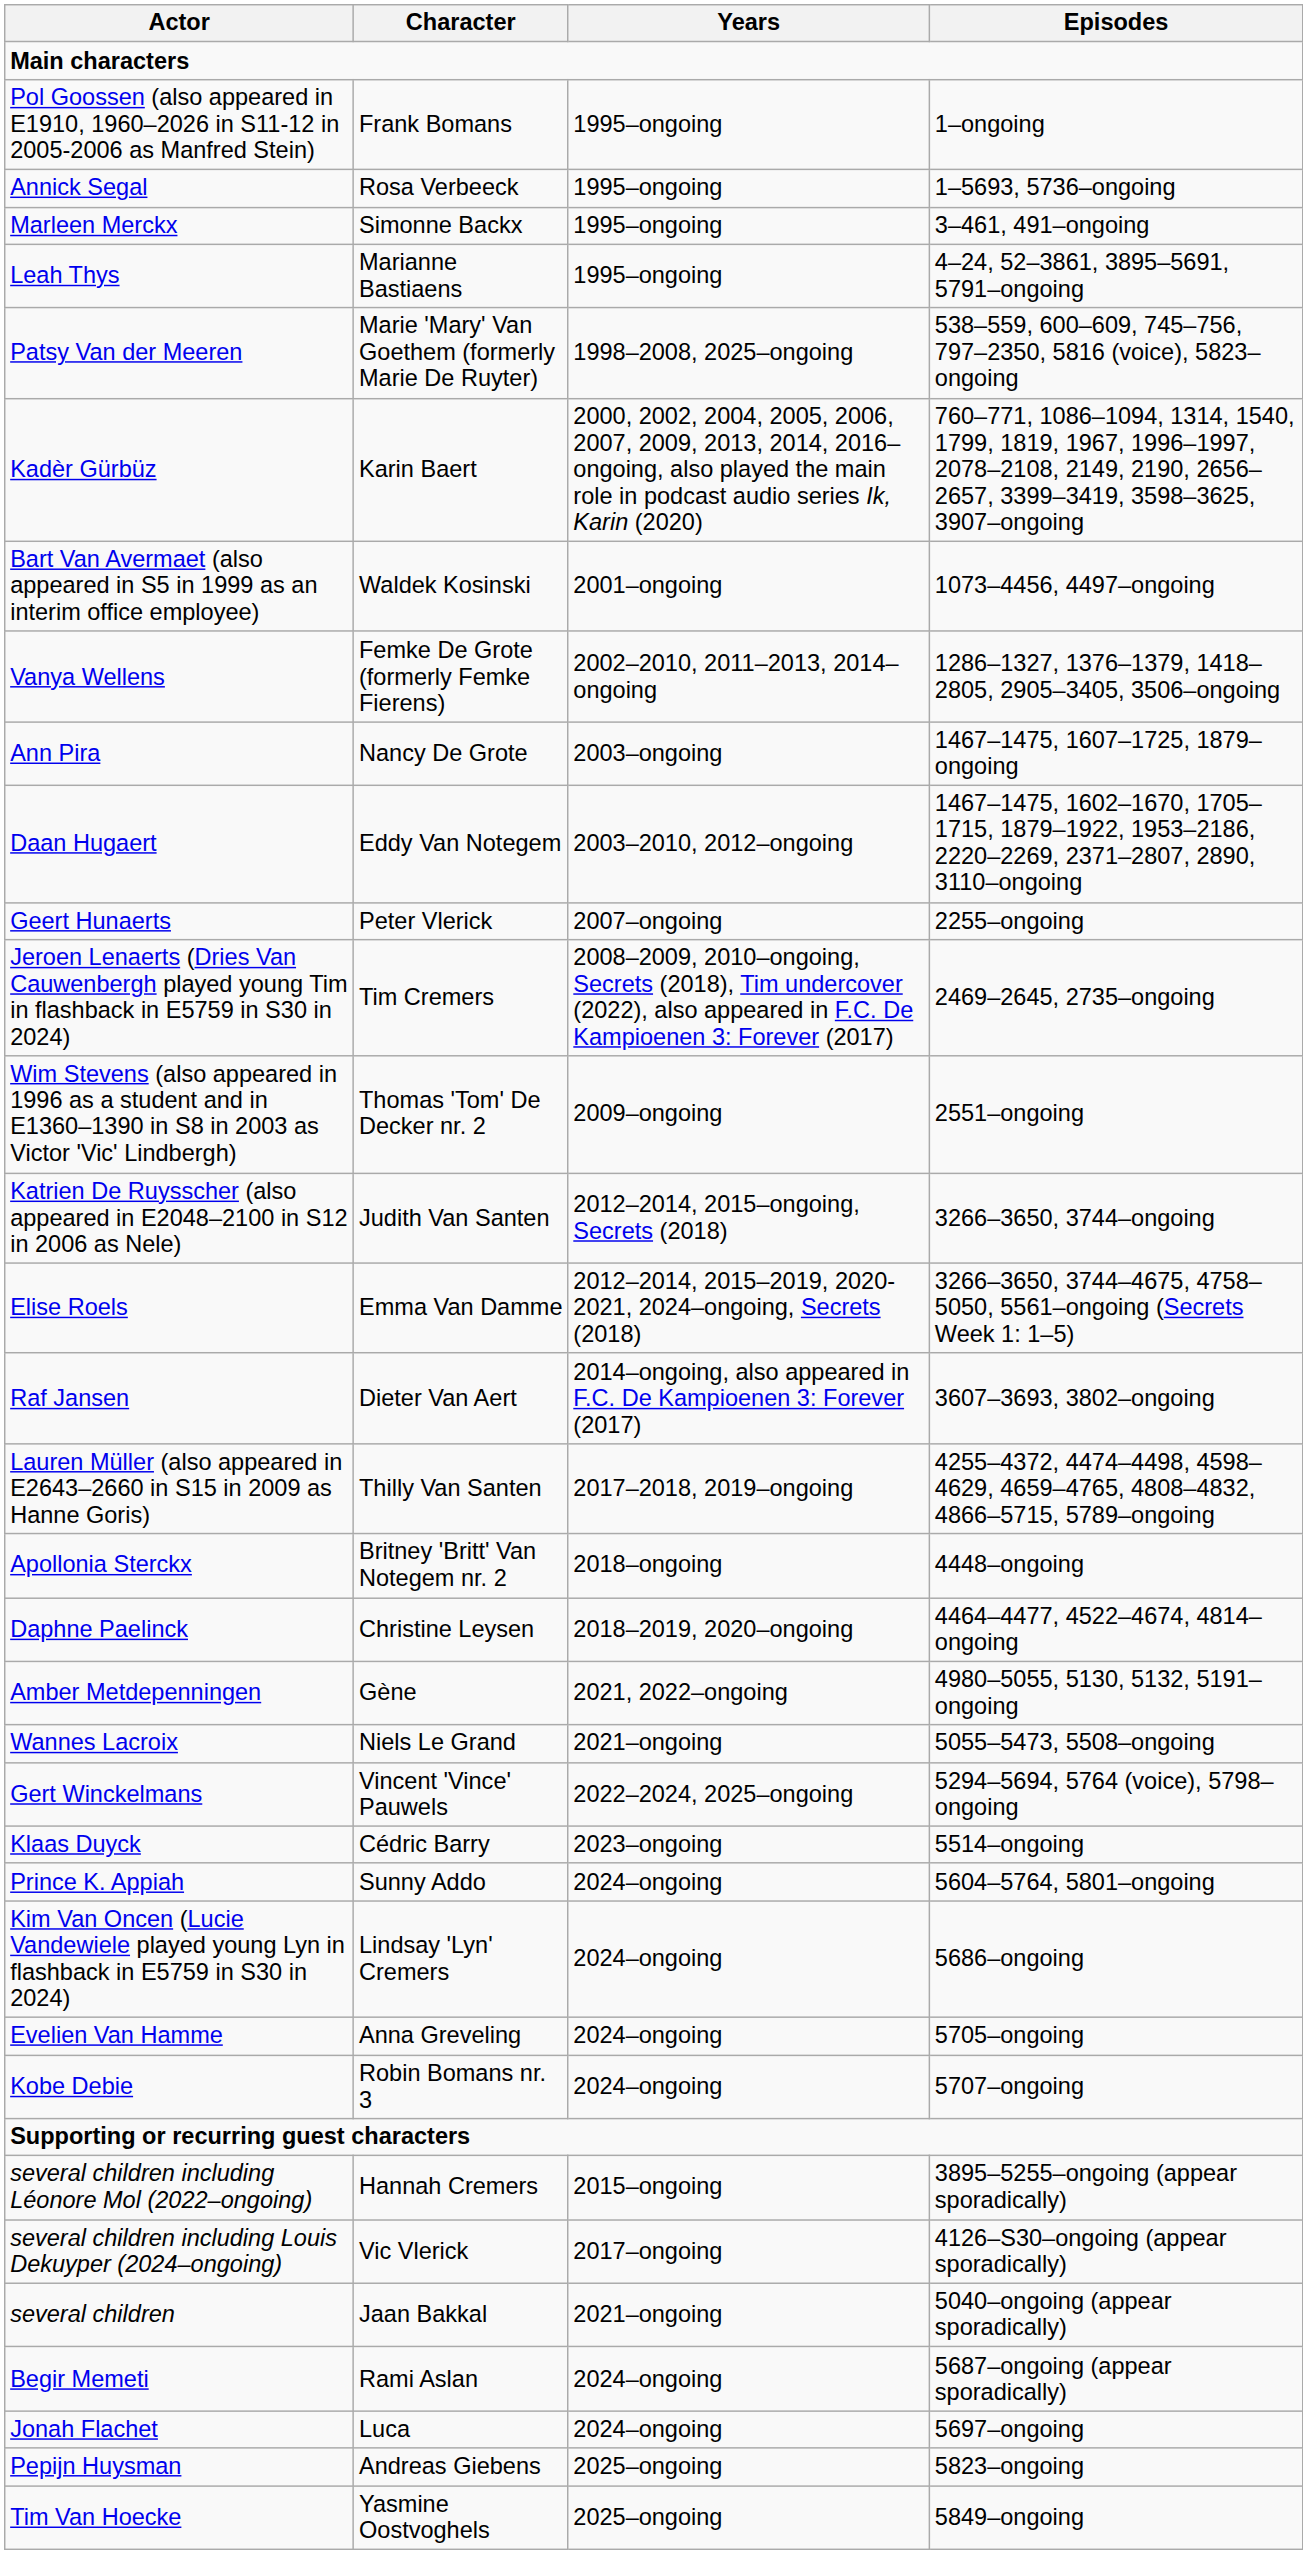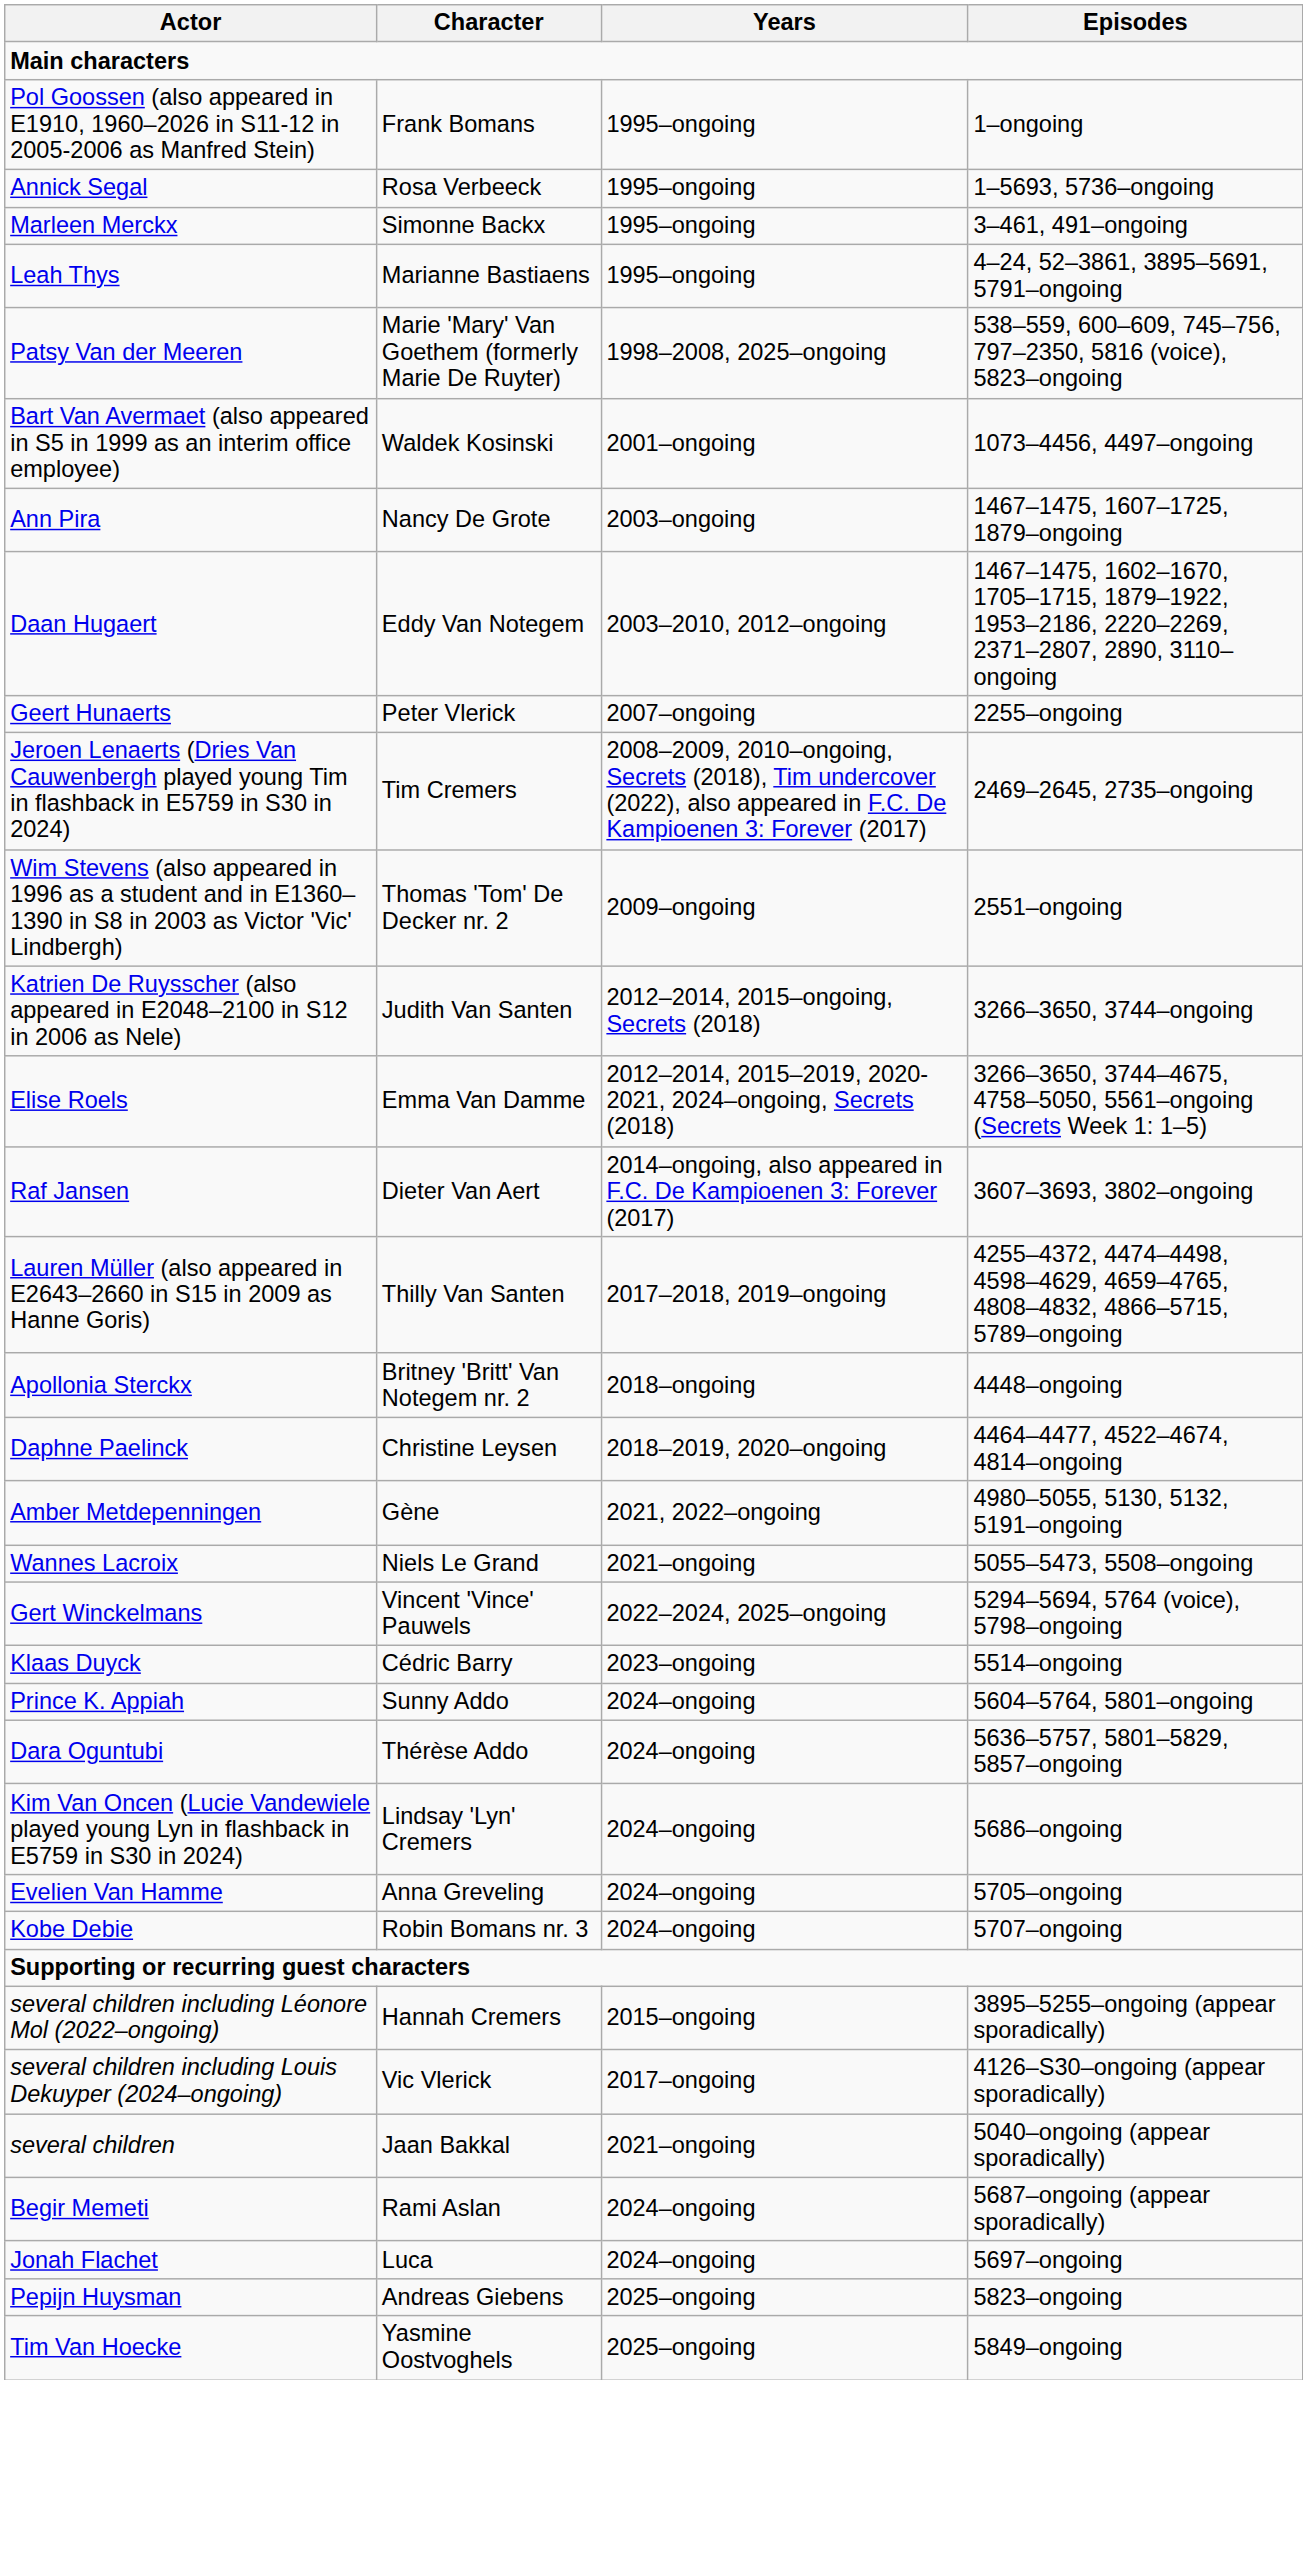- row: (83, 469)
- row: (88, 676)
+ row: (87, 1751)
